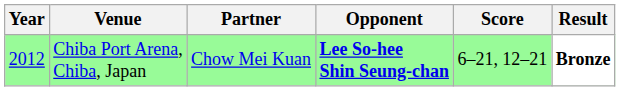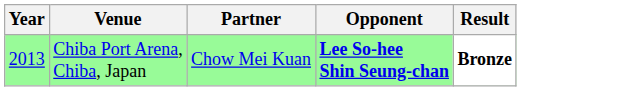- column: (502, 19)
(27, 60) 2012 -> (27, 60) 2013
